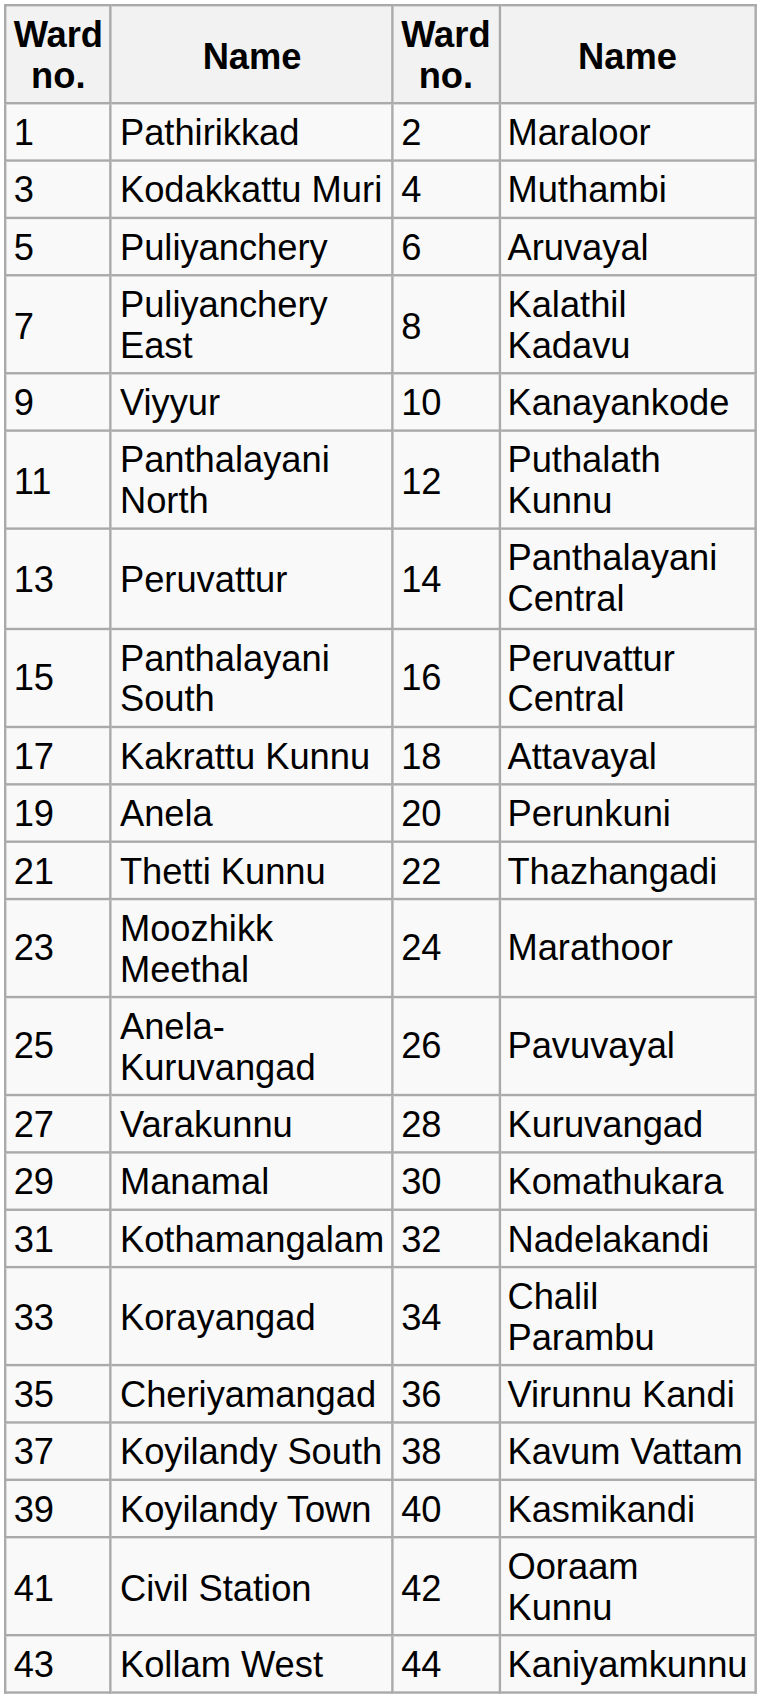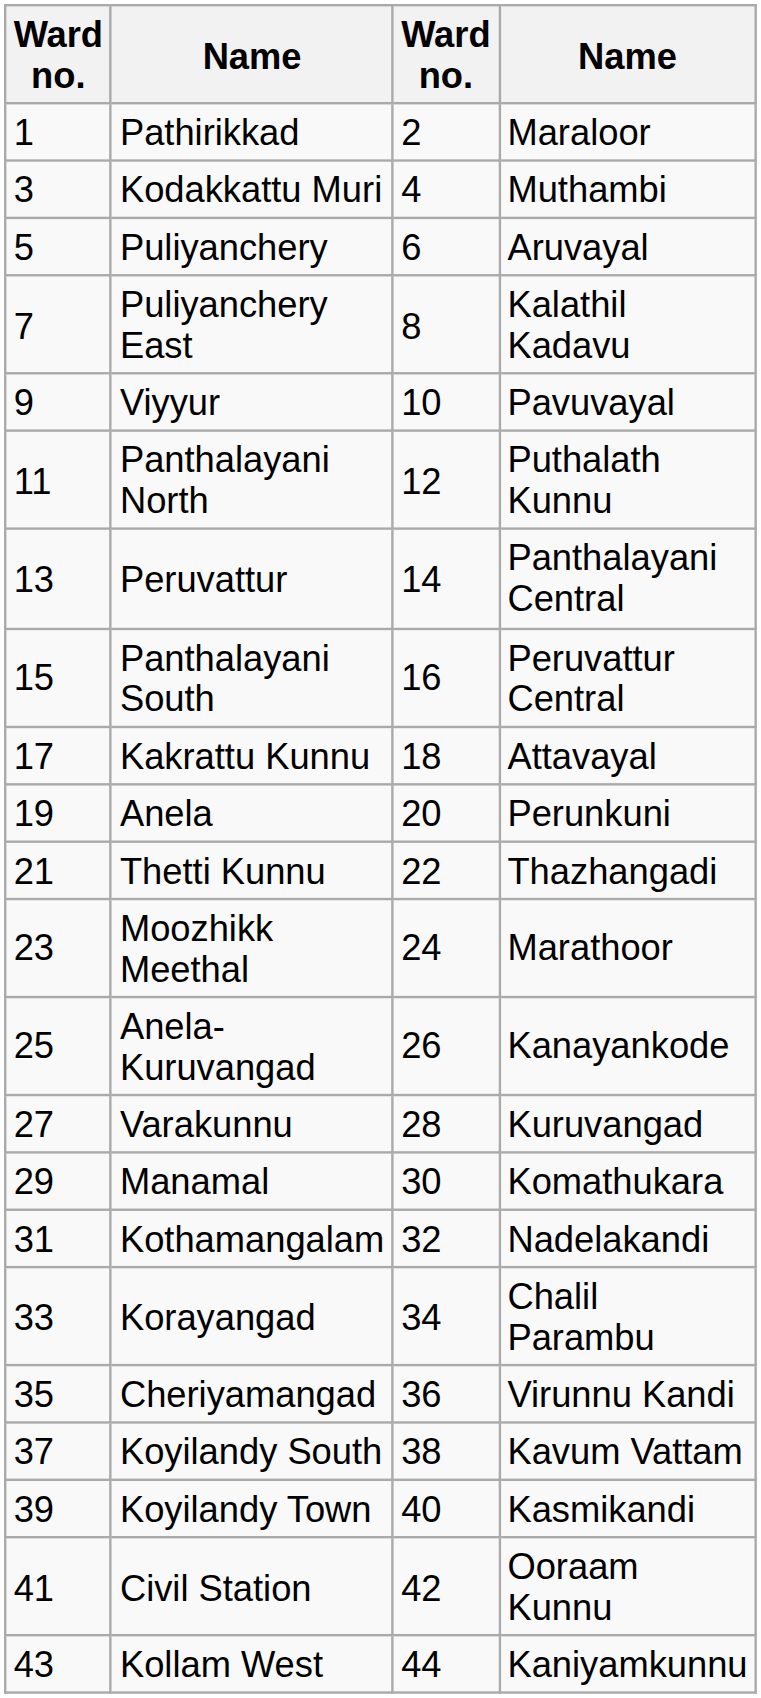(618, 403) Kanayankode -> (591, 403) Pavuvayal
(591, 1046) Pavuvayal -> (618, 1046) Kanayankode
